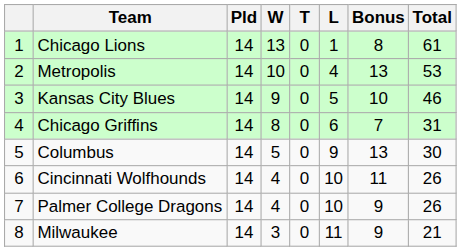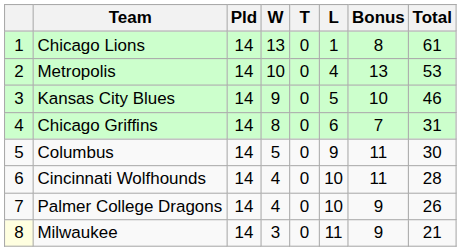(378, 152) 13 -> (378, 152) 11
(432, 179) 26 -> (432, 179) 28
(19, 233) no background -> (19, 233) lightyellow background
